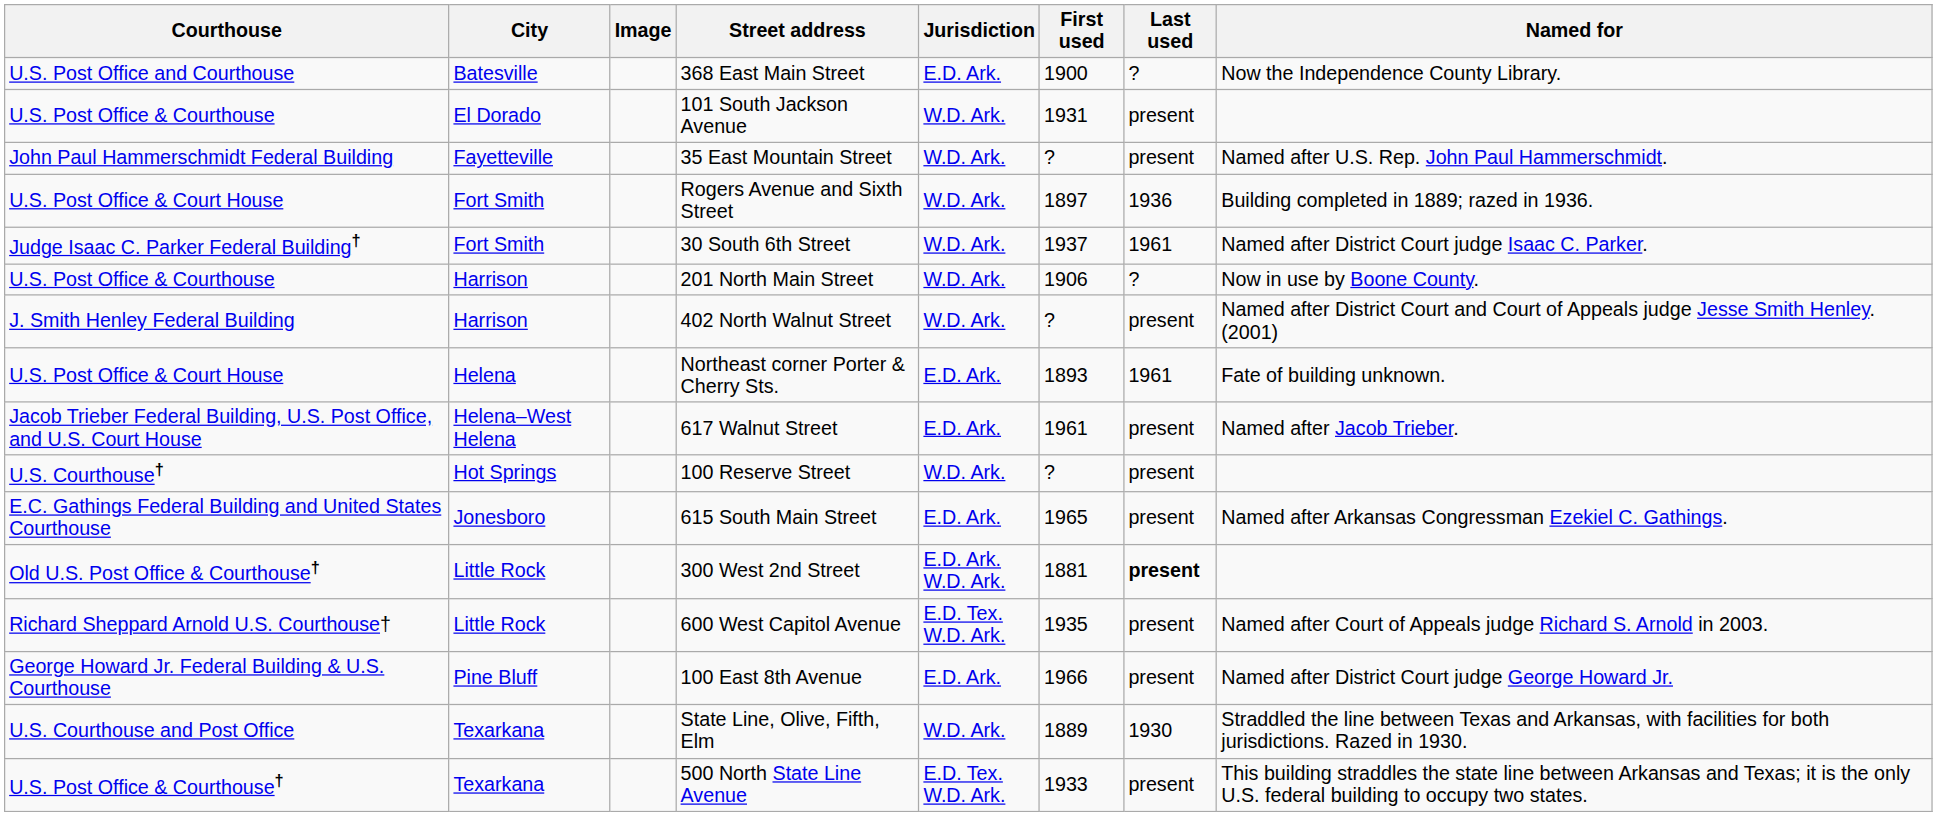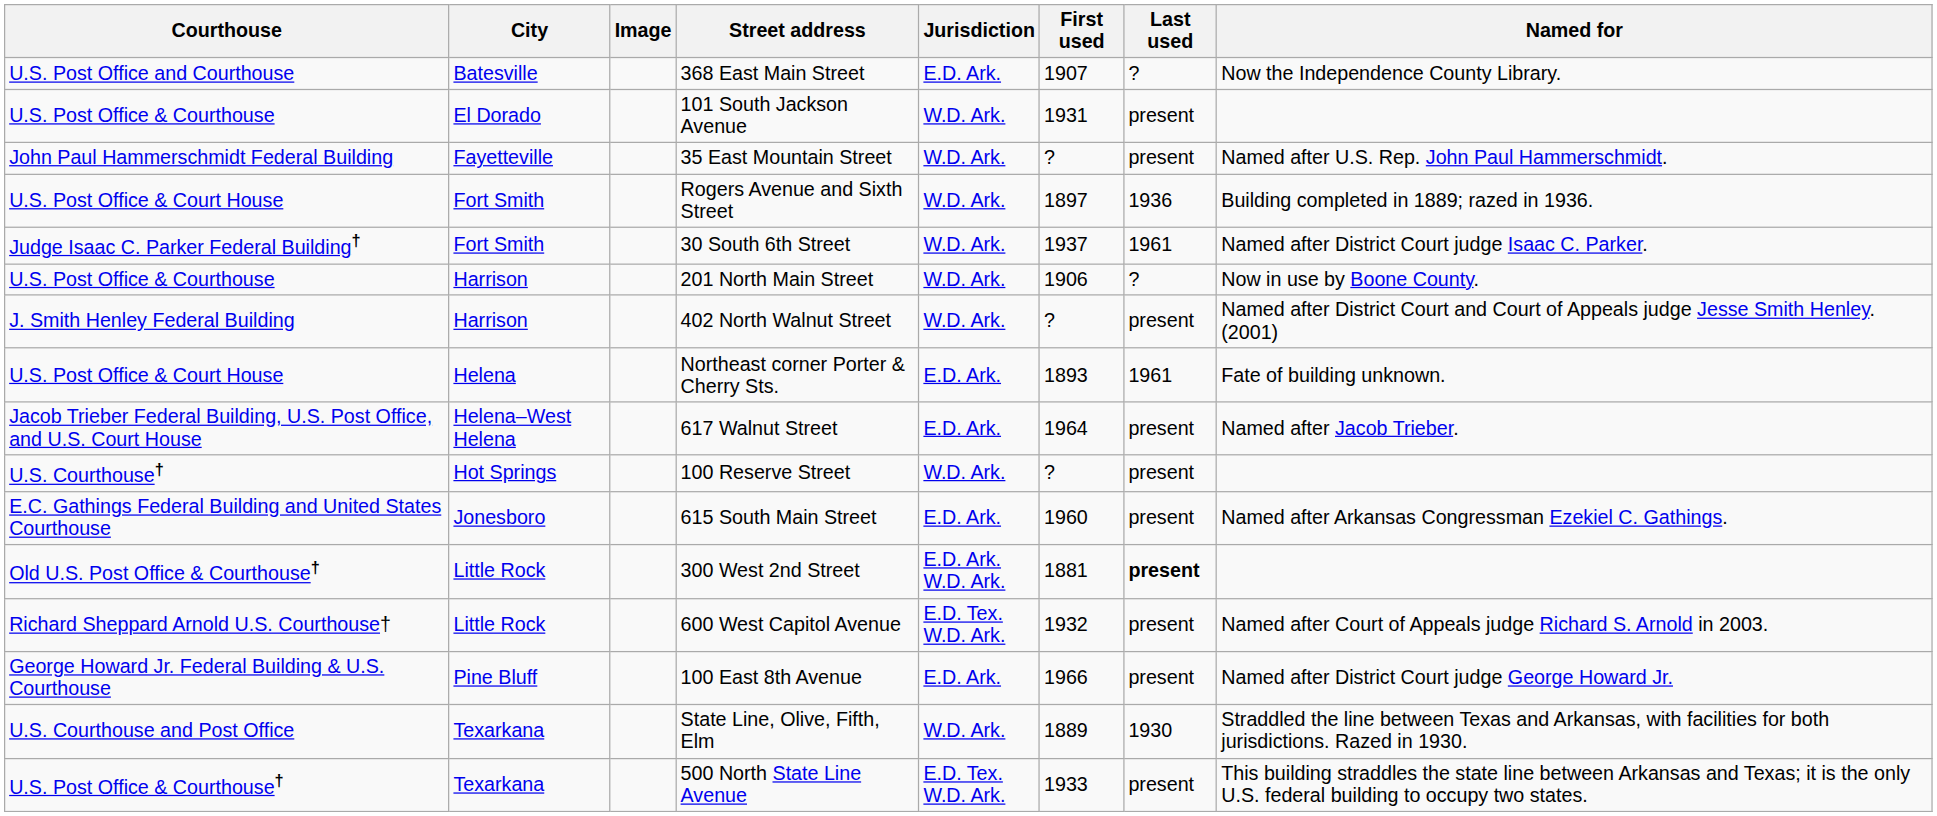(1066, 73) 1900 -> (1066, 73) 1907
(1066, 428) 1961 -> (1066, 428) 1964
(1066, 517) 1965 -> (1066, 517) 1960
(1066, 624) 1935 -> (1066, 624) 1932
